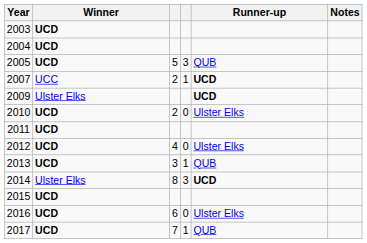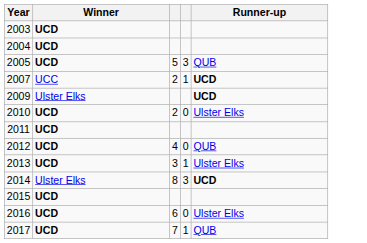- column: (345, 12)
(219, 146) Ulster Elks -> (205, 146) QUB
(205, 163) QUB -> (219, 163) Ulster Elks
